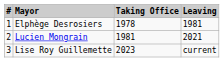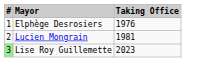- column: (200, 11)
(126, 24) 1978 -> (126, 24) 1976
(9, 50) no background -> (9, 50) lightgreen background
